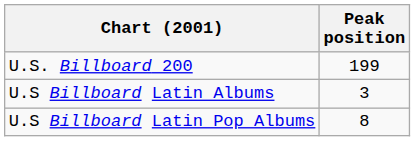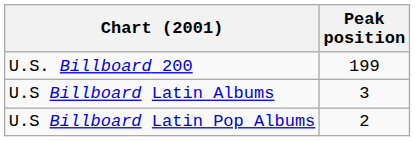(364, 121) 8 -> (364, 121) 2
